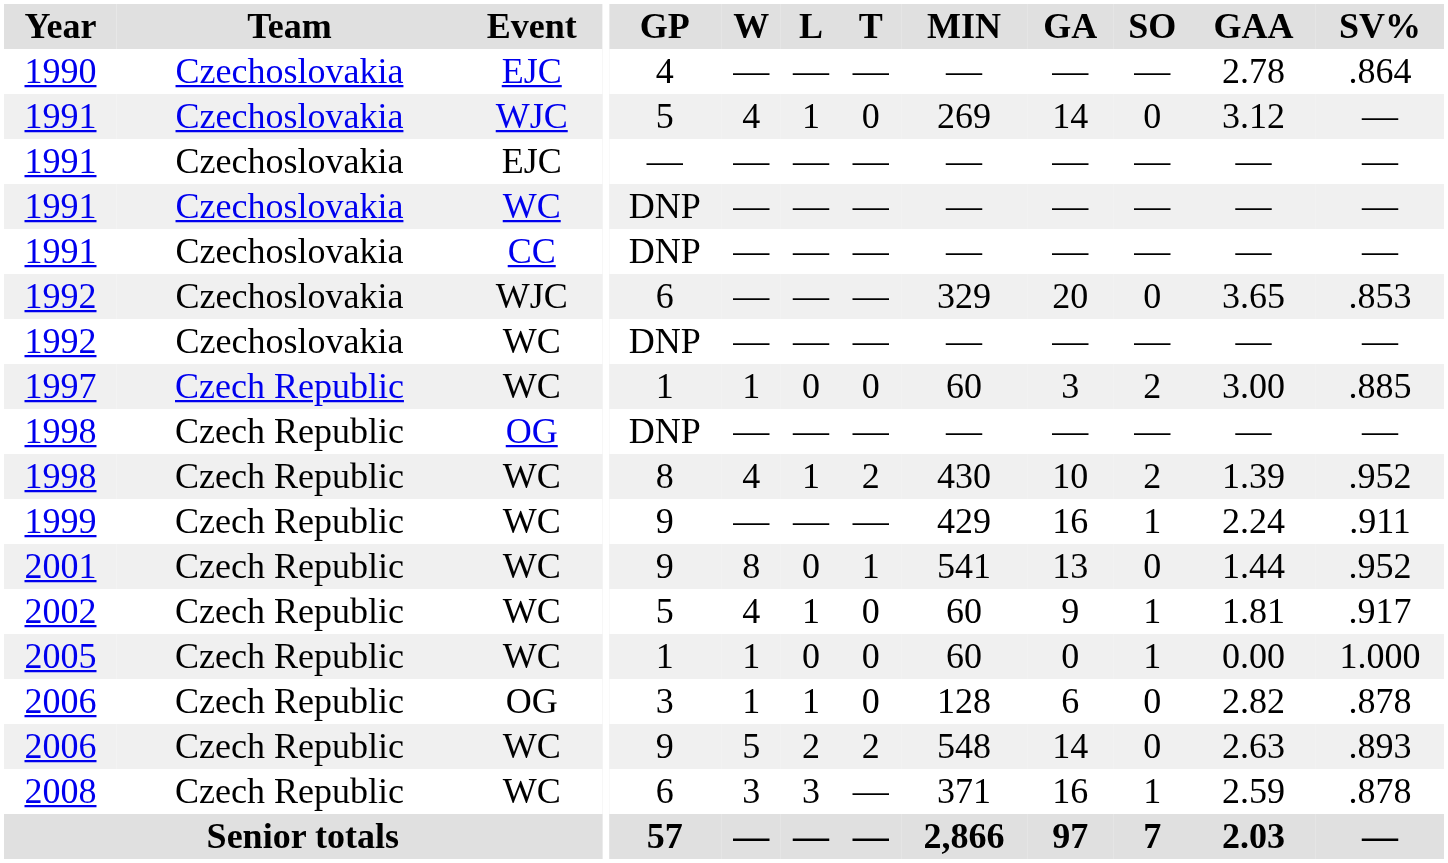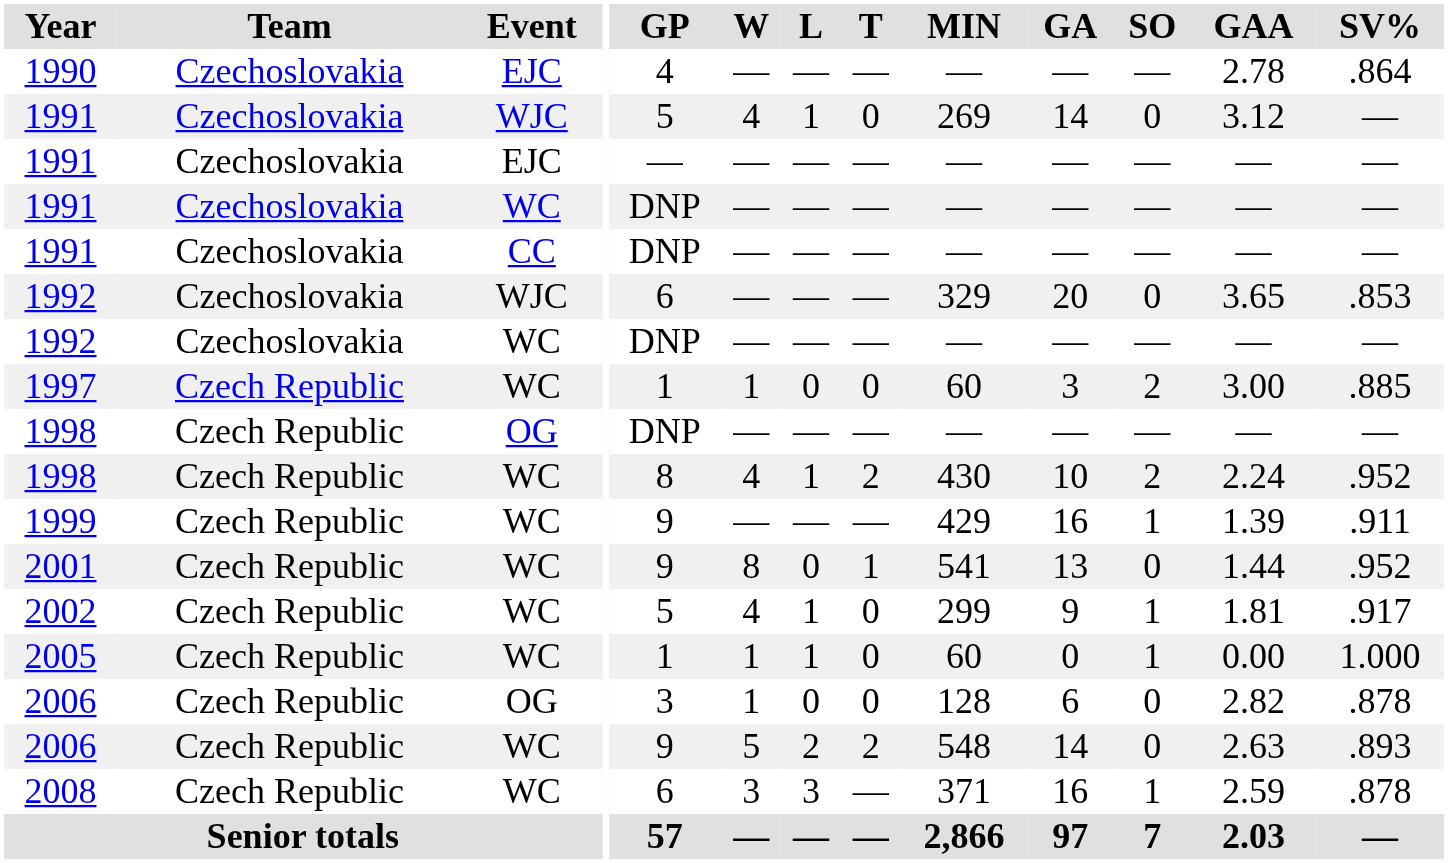(1254, 475) 1.39 -> (1254, 475) 2.24
(1254, 520) 2.24 -> (1254, 520) 1.39
(964, 610) 60 -> (964, 610) 299
(811, 655) 0 -> (811, 655) 1
(811, 700) 1 -> (811, 700) 0
